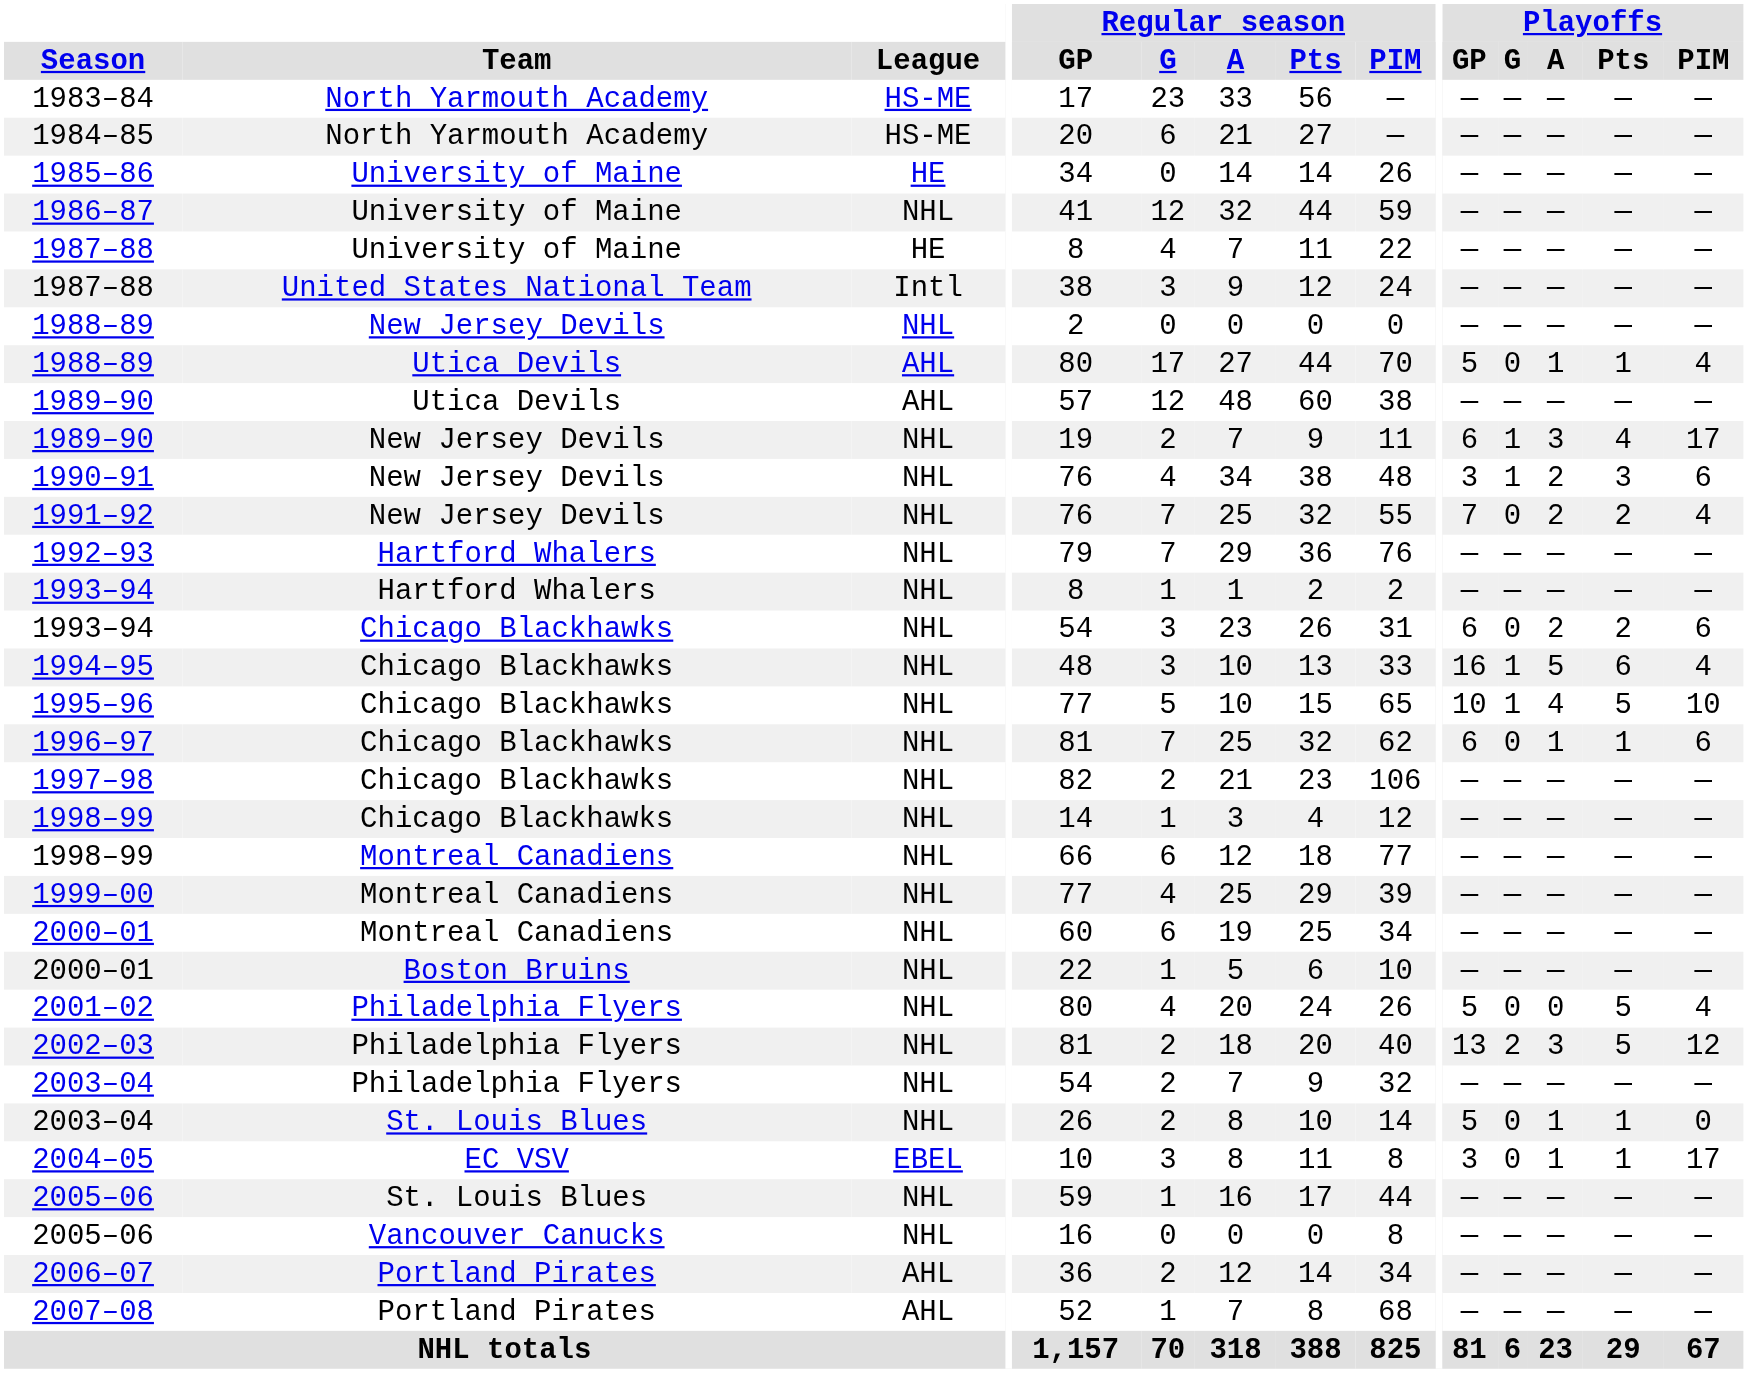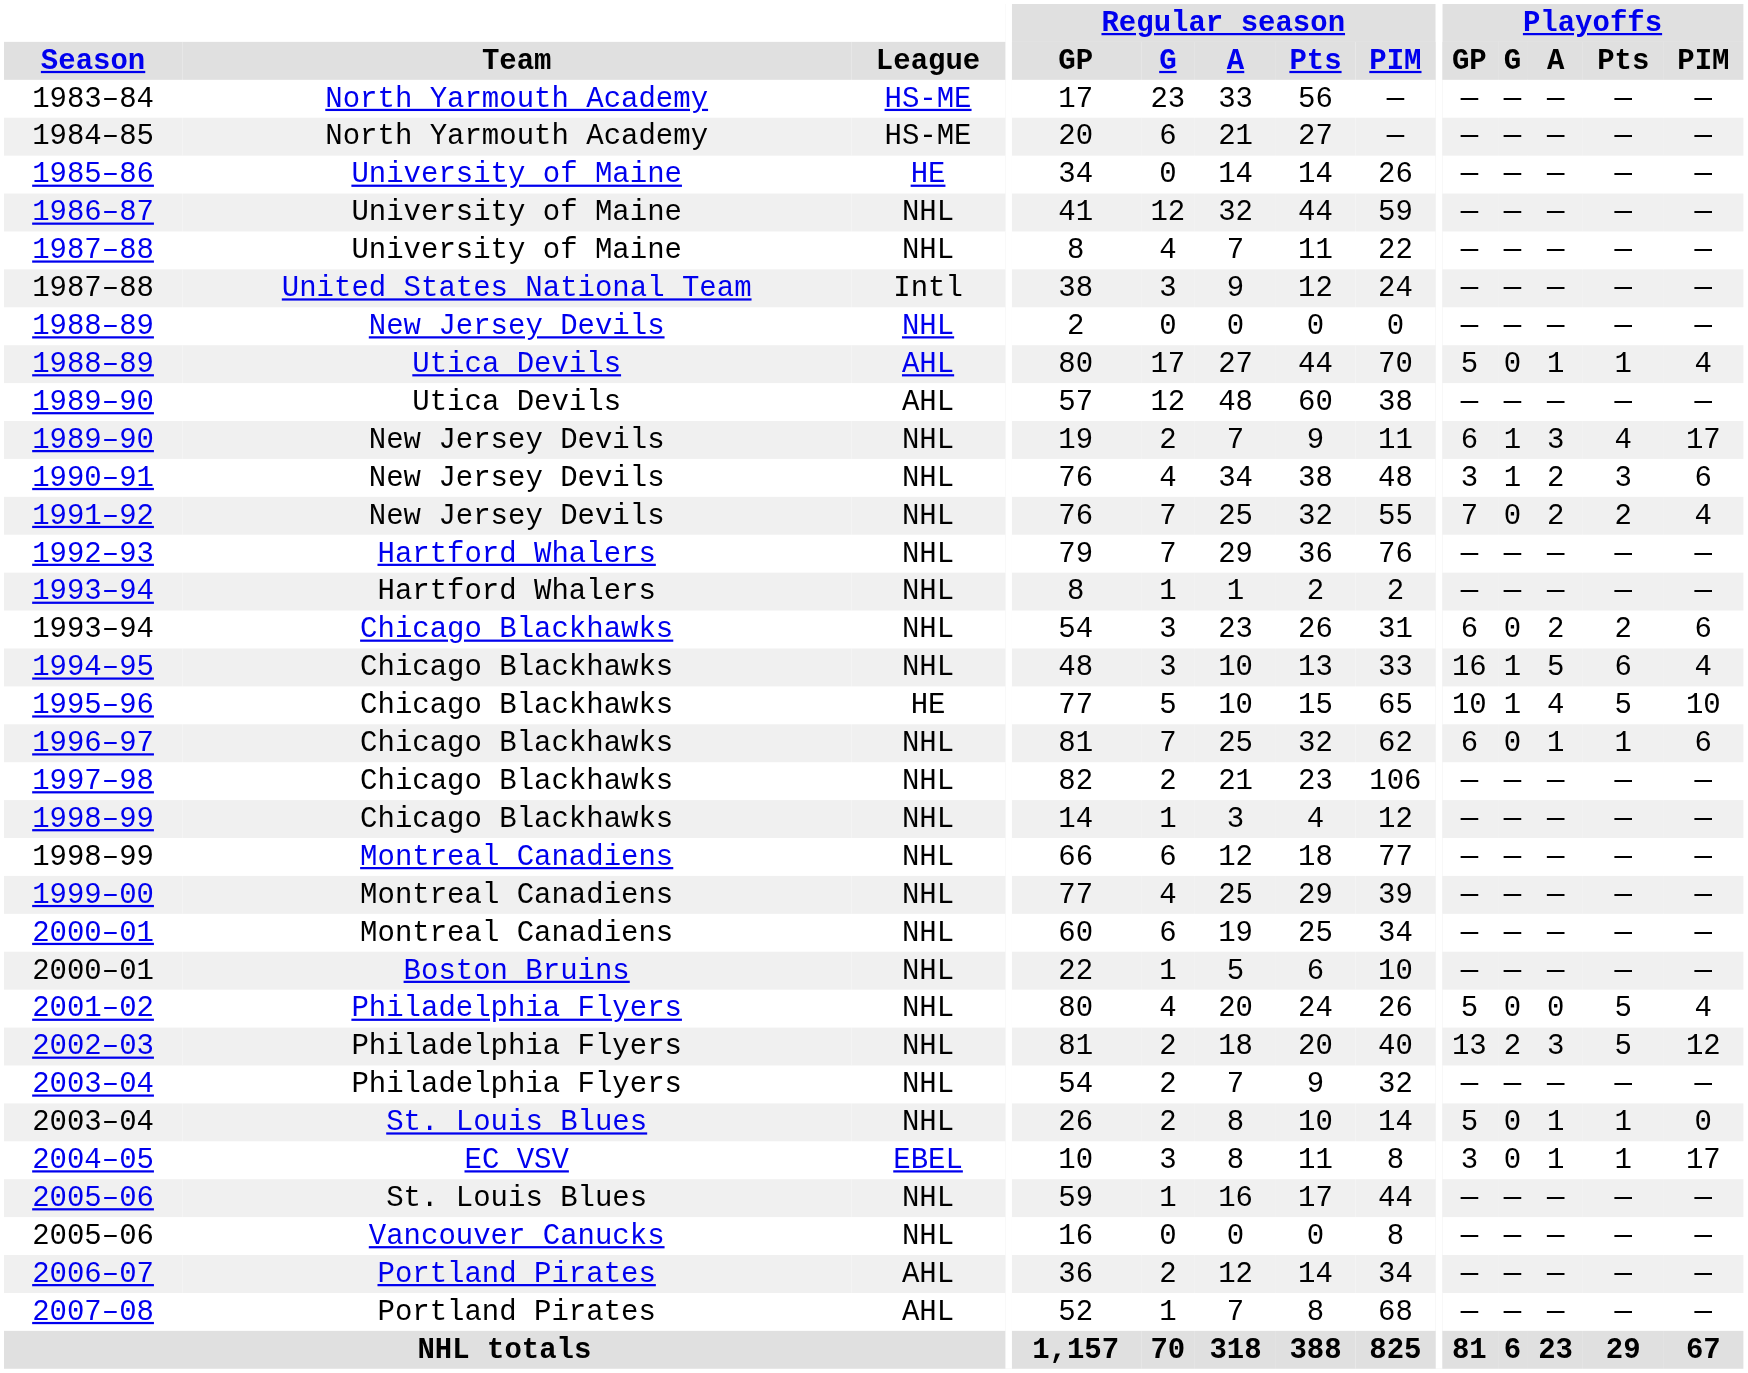(928, 250) HE -> (928, 250) NHL
(928, 705) NHL -> (928, 705) HE
